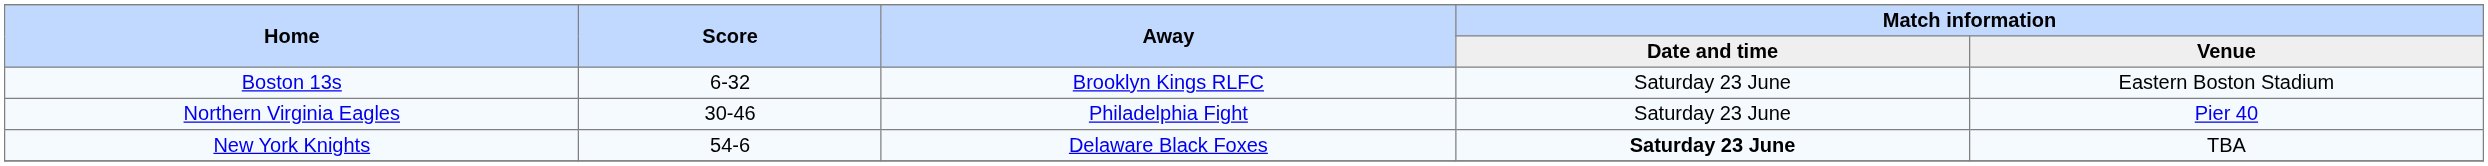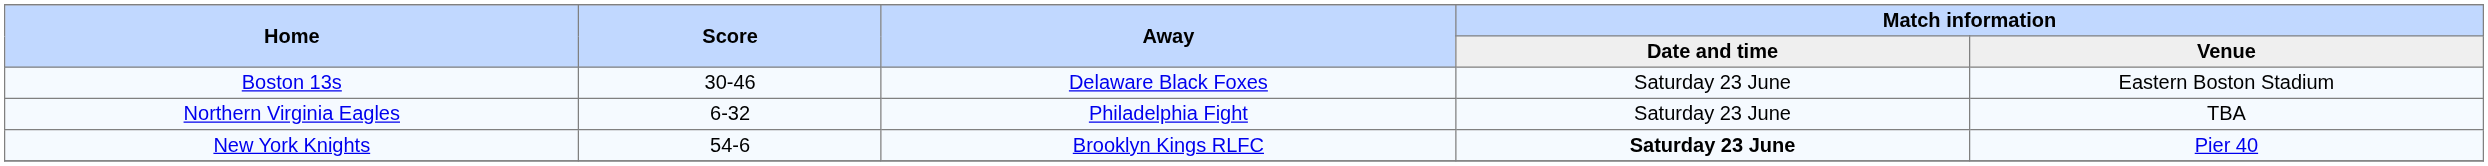(730, 82) 6-32 -> (730, 82) 30-46
(1168, 82) Brooklyn Kings RLFC -> (1168, 82) Delaware Black Foxes
(730, 113) 30-46 -> (730, 113) 6-32
(2226, 113) Pier 40 -> (2226, 113) TBA
(1168, 145) Delaware Black Foxes -> (1168, 145) Brooklyn Kings RLFC
(2226, 145) TBA -> (2226, 145) Pier 40
